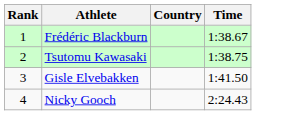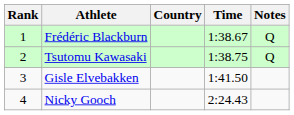+ column: (270, 15)
